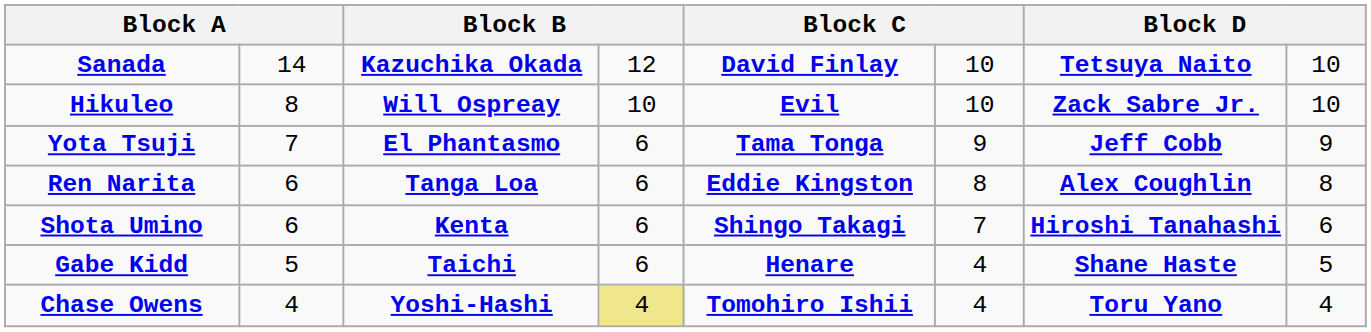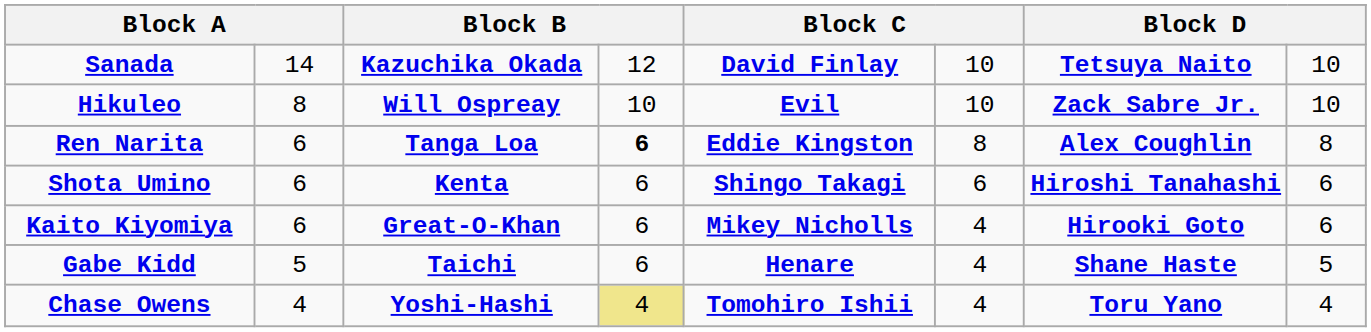- row: (122, 145)
(642, 185) normal -> (642, 145) bold
(980, 225) 7 -> (980, 185) 6
+ row: (129, 225)
